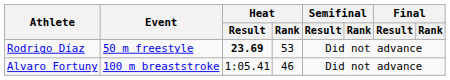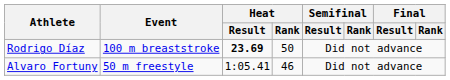(148, 48) 50 m freestyle -> (161, 48) 100 m breaststroke
(287, 48) 53 -> (287, 48) 50
(161, 66) 100 m breaststroke -> (148, 66) 50 m freestyle
